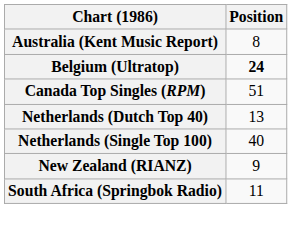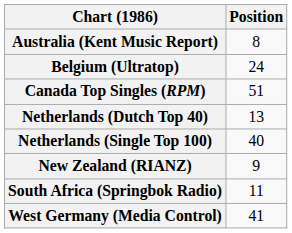(256, 66) bold -> (256, 66) normal
+ row: (115, 215)
